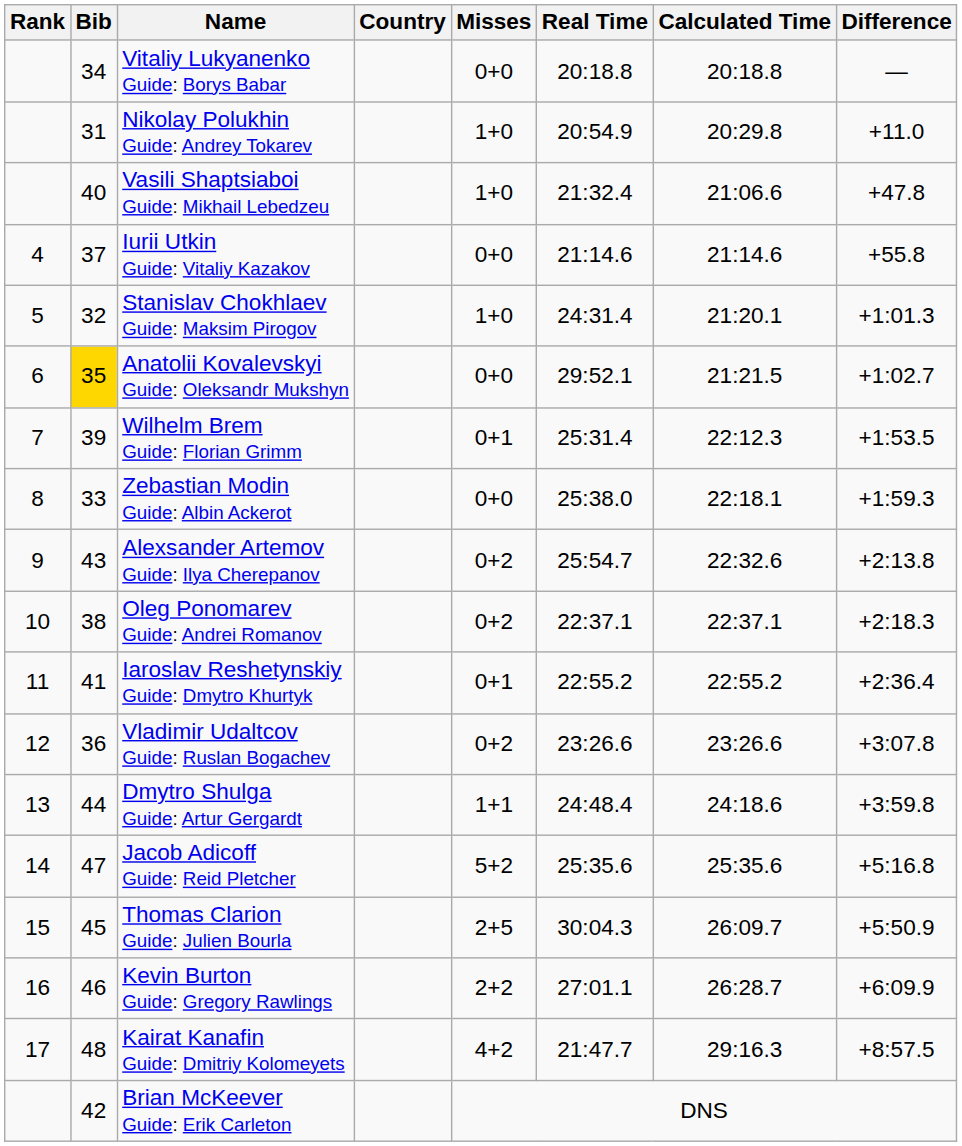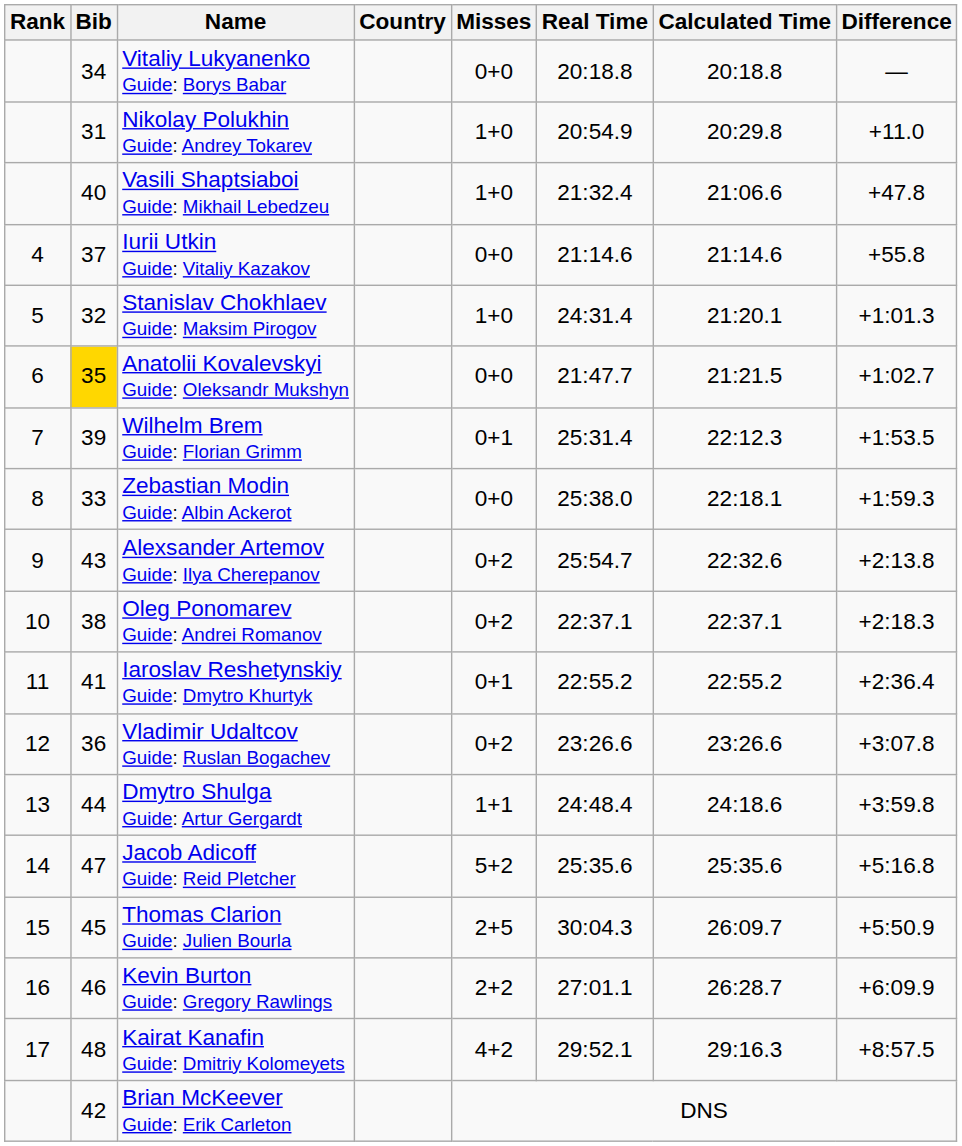(595, 376) 29:52.1 -> (595, 376) 21:47.7
(595, 1049) 21:47.7 -> (595, 1049) 29:52.1
